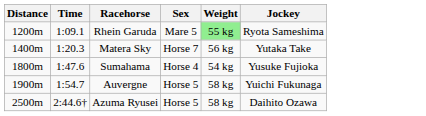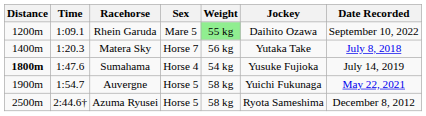+ column: (374, 13)
(283, 31) Ryota Sameshima -> (283, 31) Daihito Ozawa
(27, 66) normal -> (27, 66) bold
(283, 102) Daihito Ozawa -> (283, 102) Ryota Sameshima
